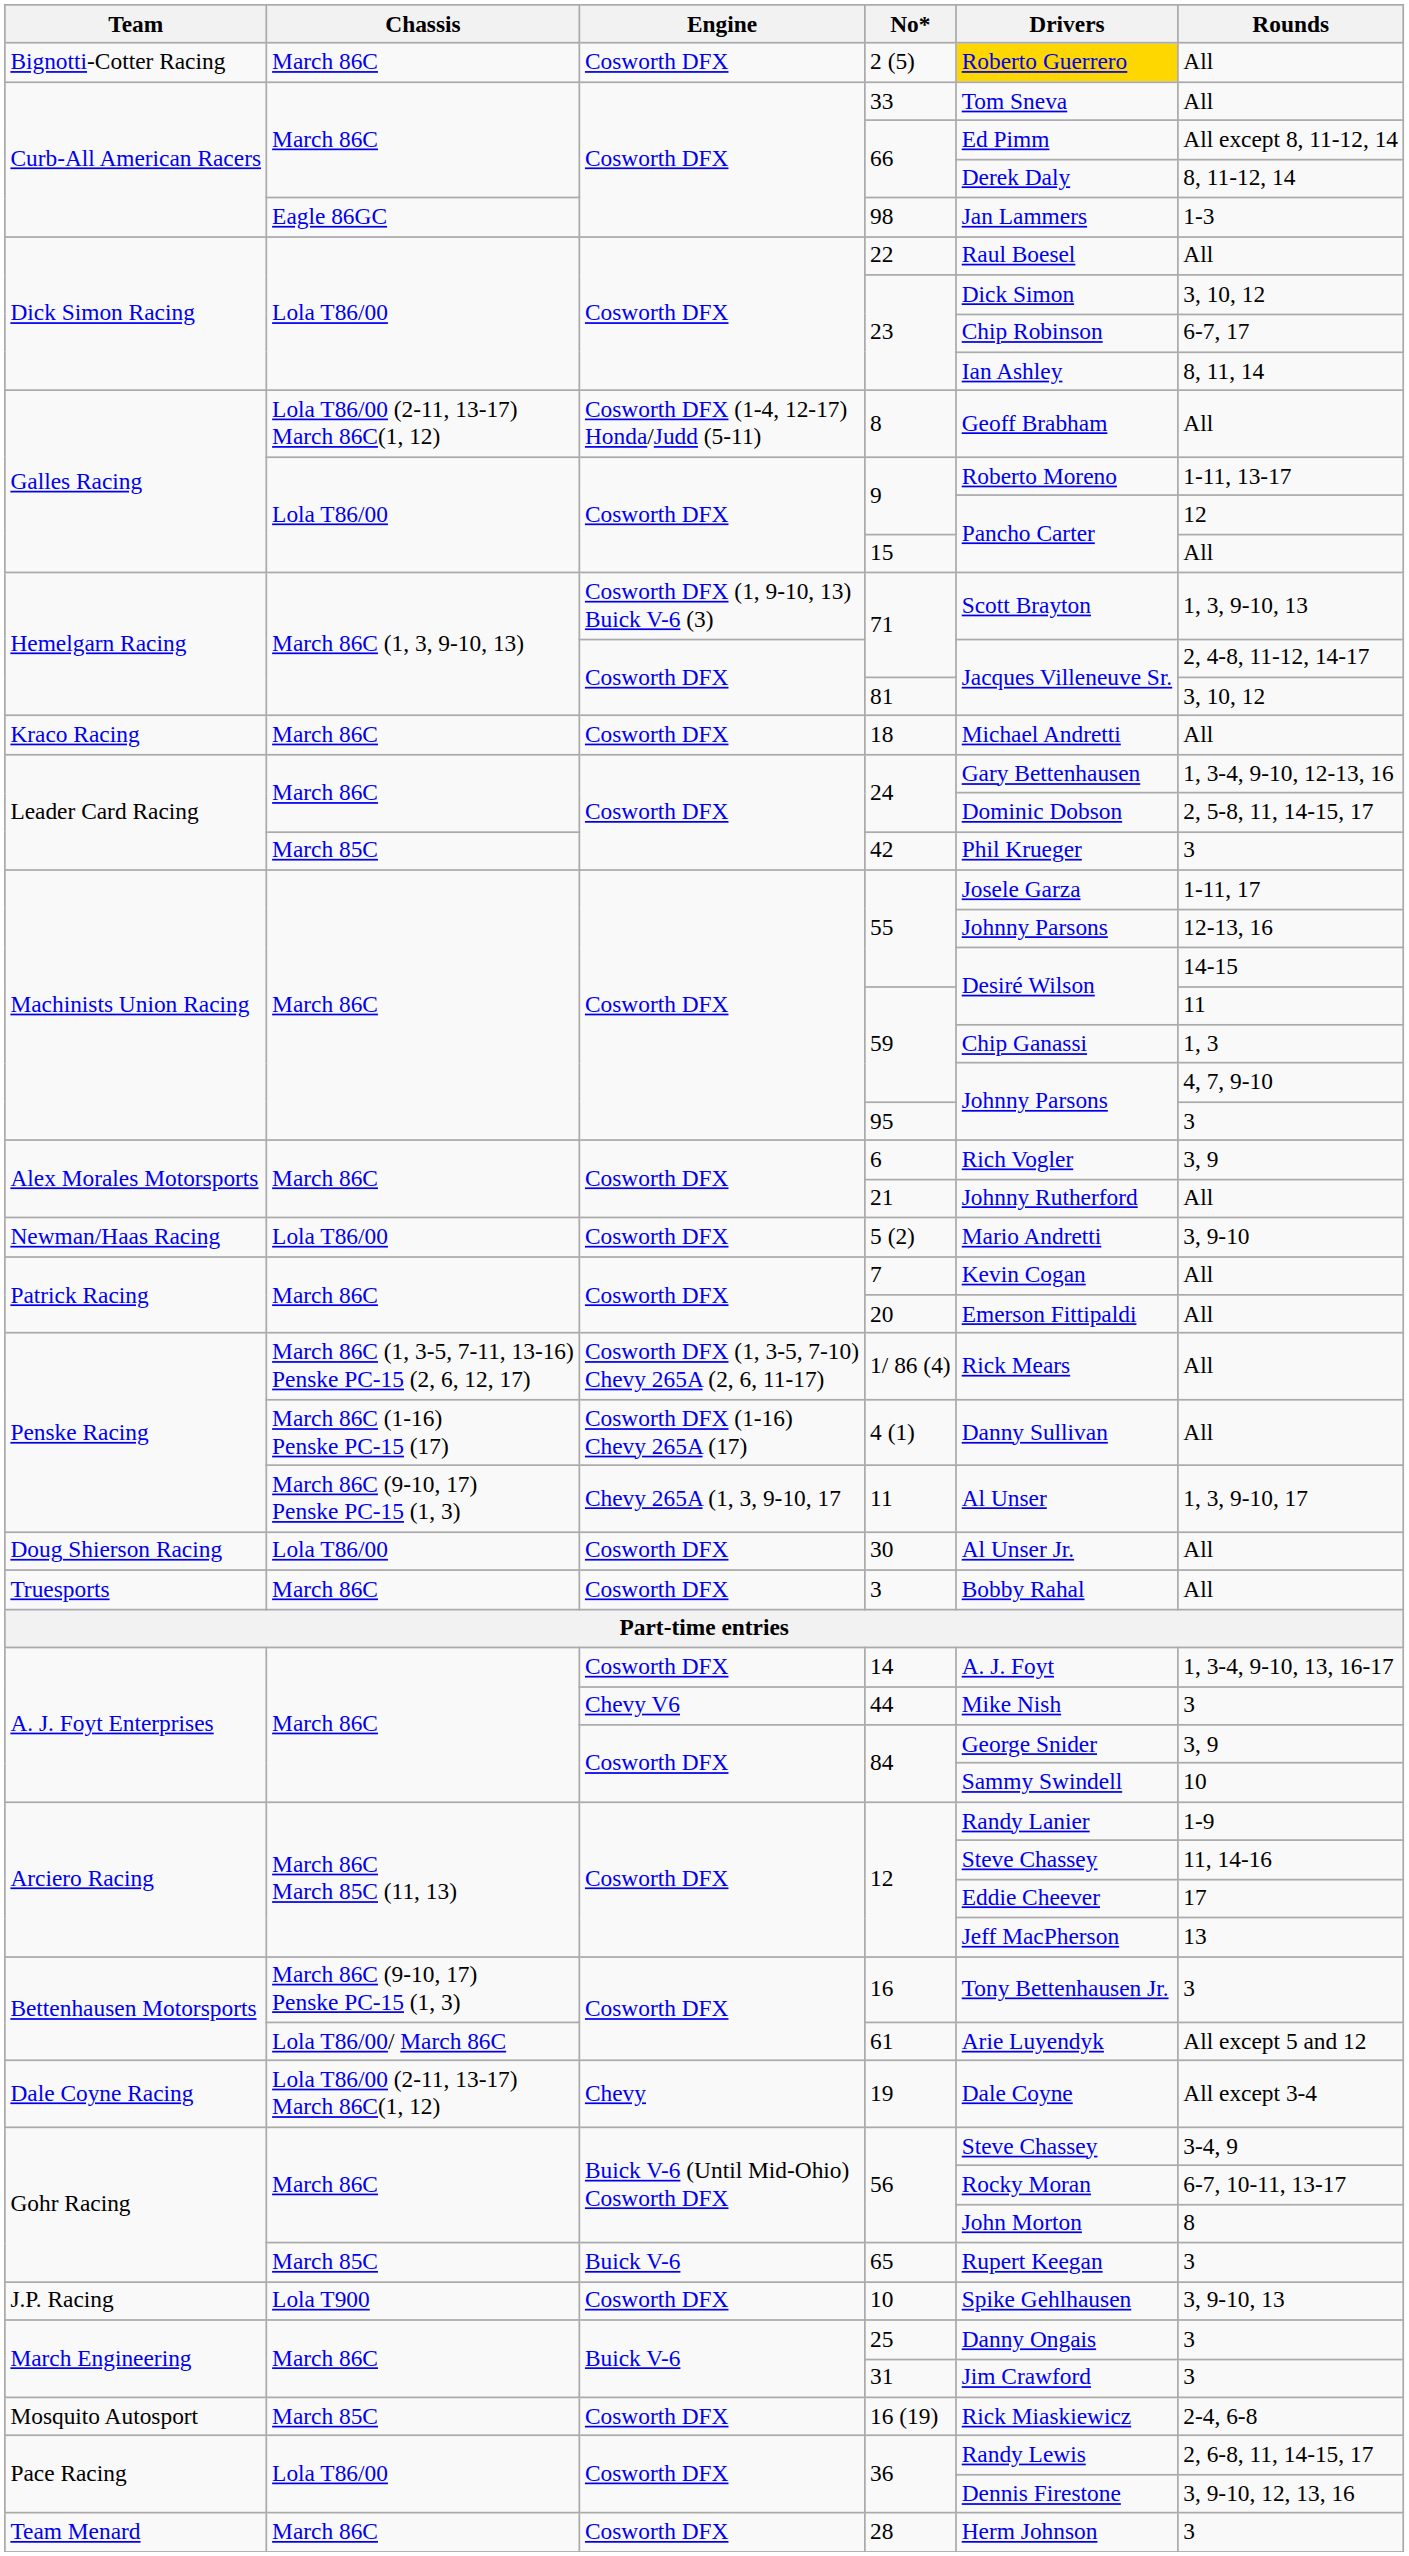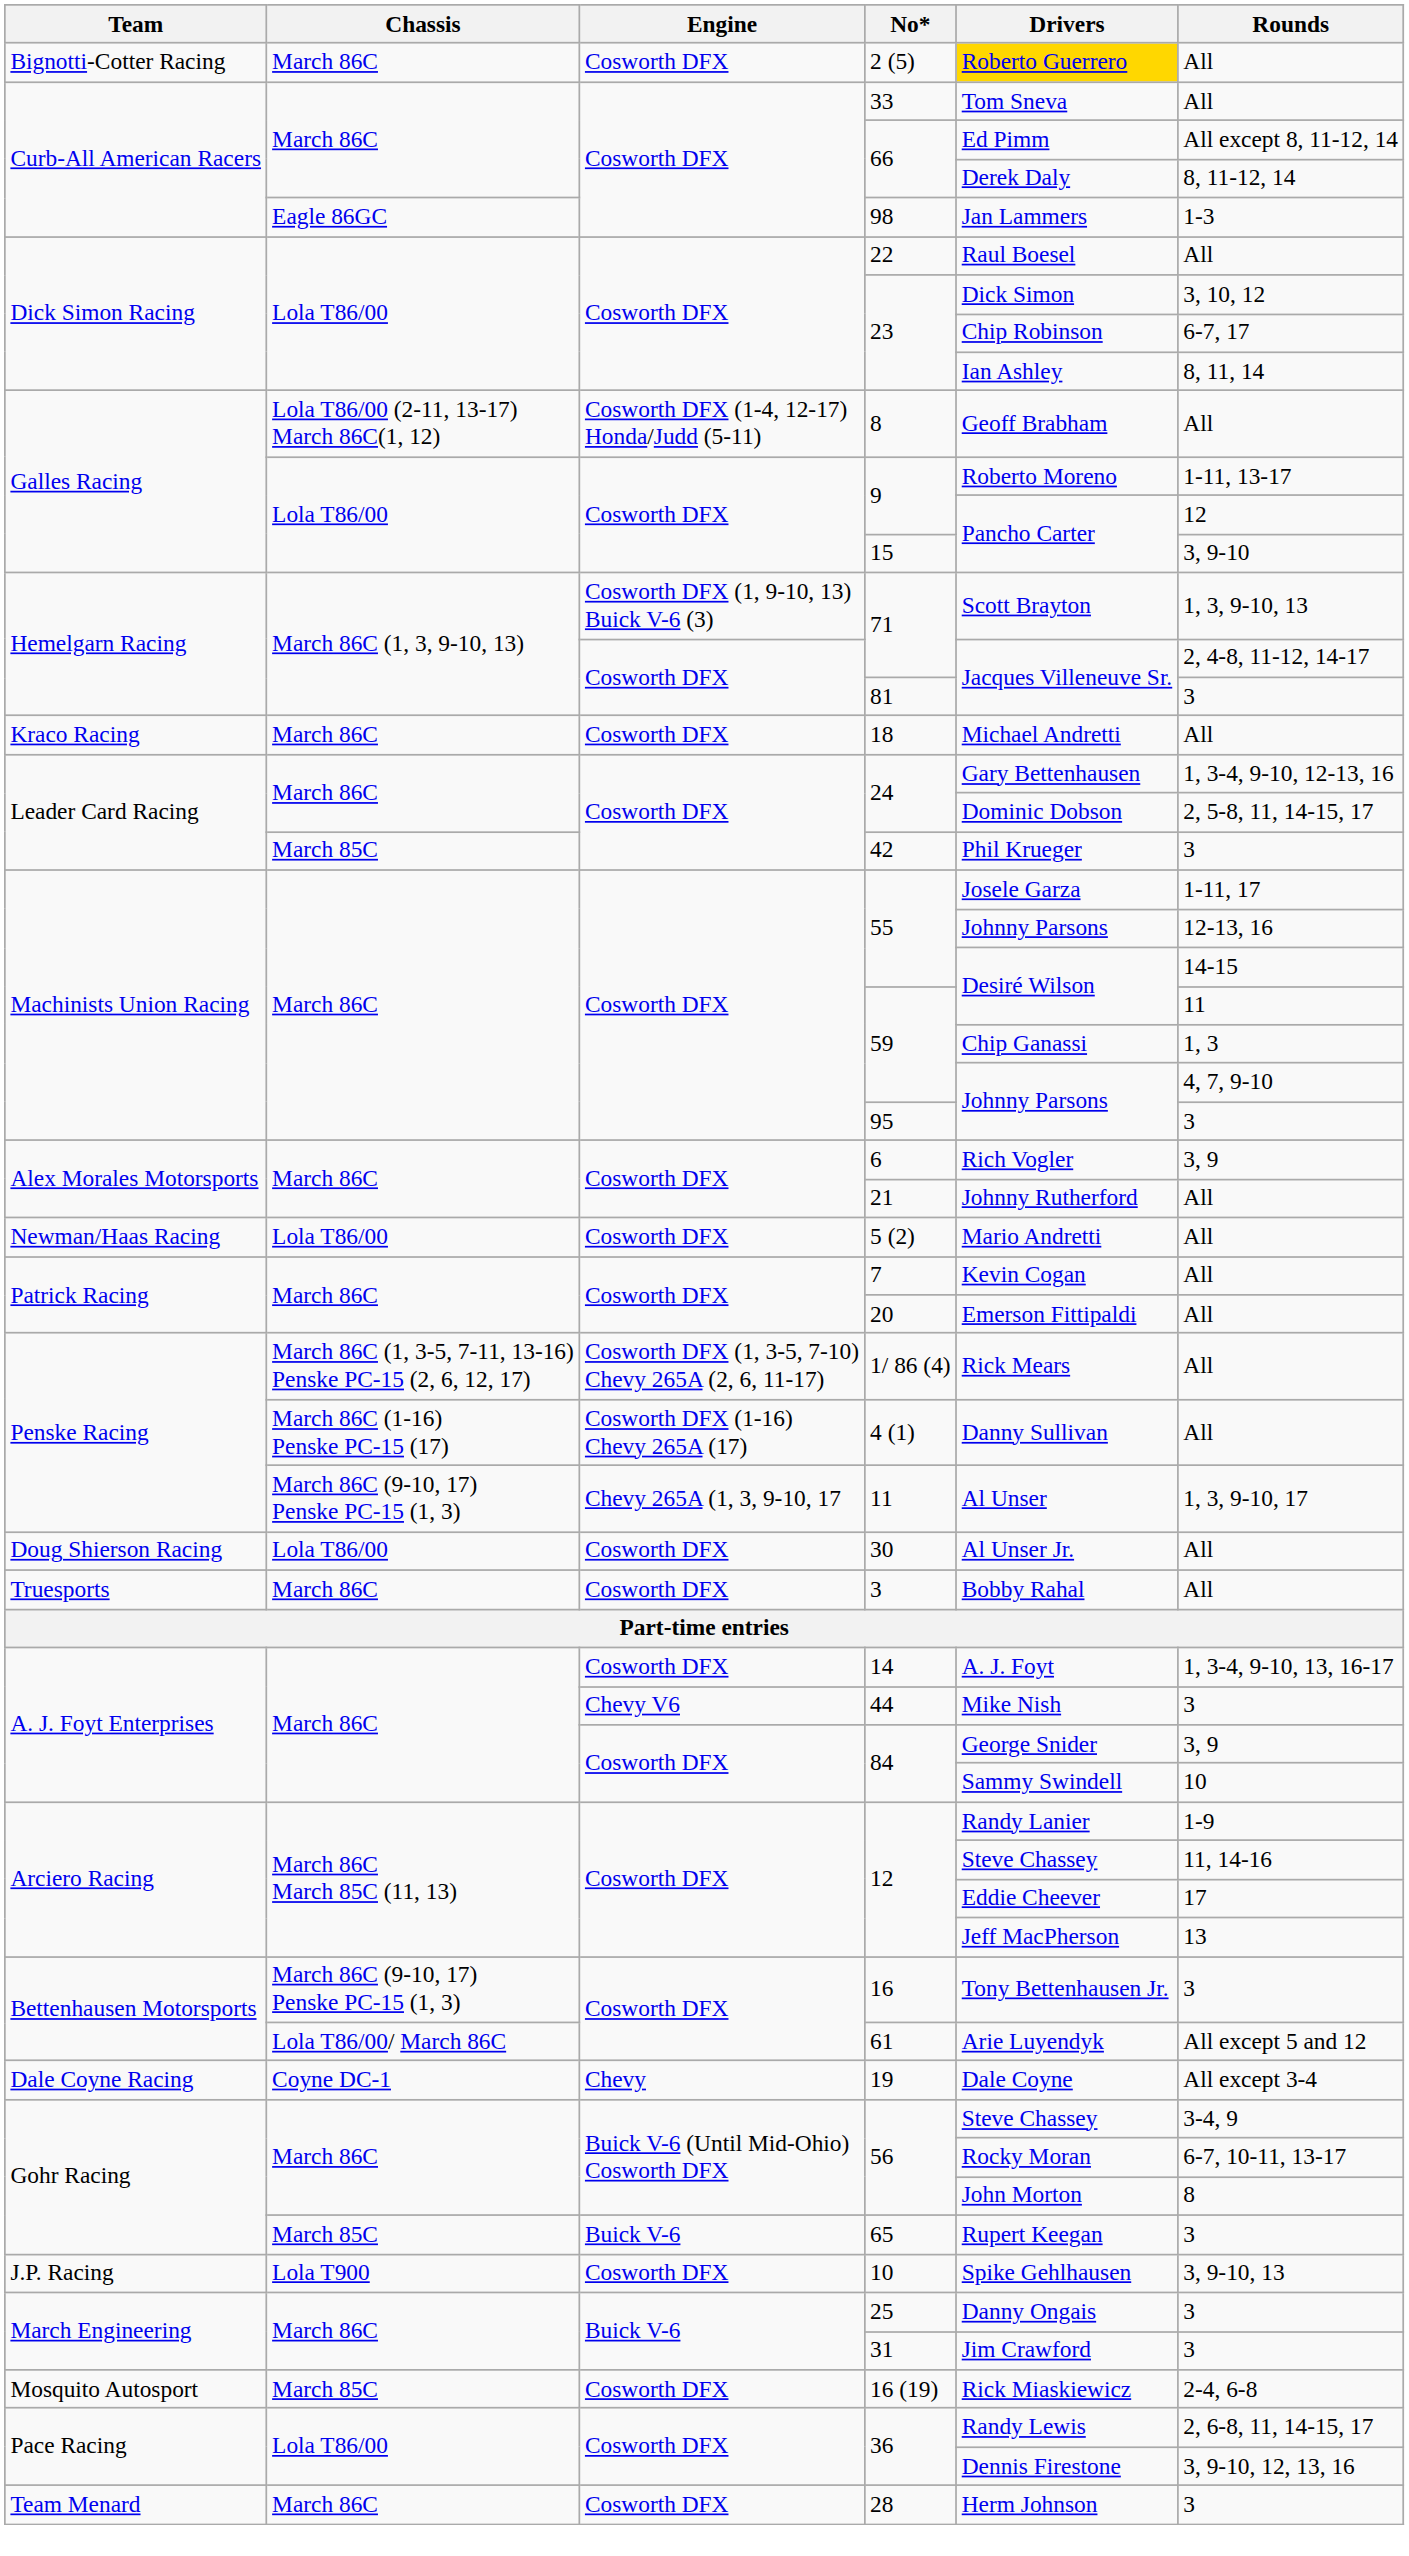(1198, 552) All -> (1216, 552) 3, 9-10
(1224, 695) 3, 10, 12 -> (1189, 695) 3
(1216, 1236) 3, 9-10 -> (1198, 1236) All
(395, 2093) Lola T86/00 (2-11, 13-17) March 86C(1, 12) -> (332, 2079) Coyne DC-1
